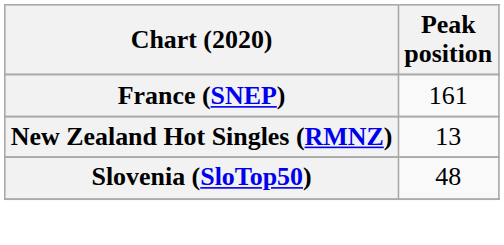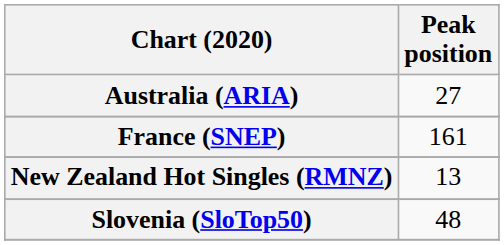+ row: (202, 95)
